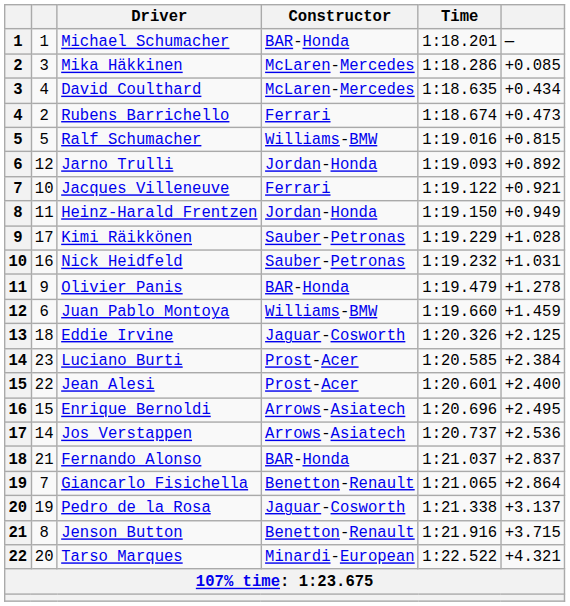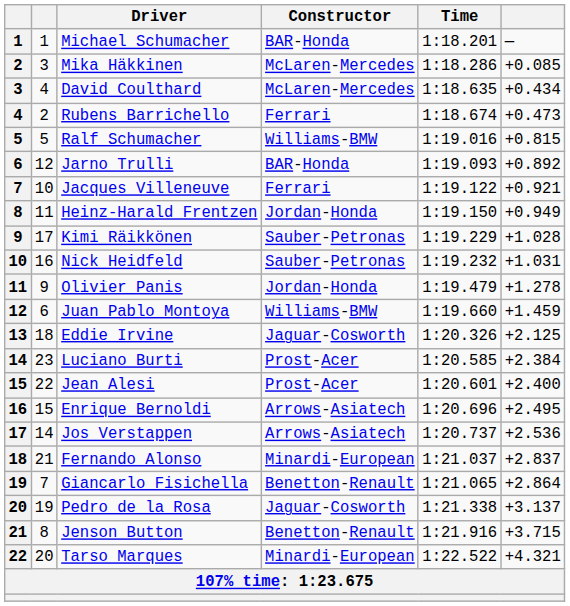(321, 164) Jordan-Honda -> (307, 164) BAR-Honda
(307, 287) BAR-Honda -> (321, 287) Jordan-Honda
(307, 459) BAR-Honda -> (340, 459) Minardi-European
